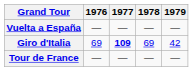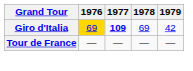- row: (44, 27)
(96, 43) no background -> (92, 27) gold background
